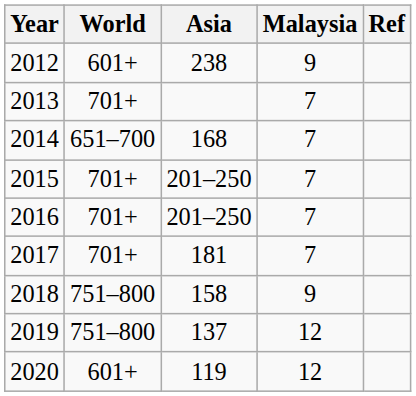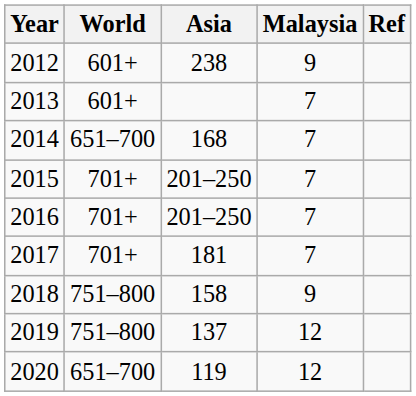(113, 101) 701+ -> (113, 101) 601+
(113, 371) 601+ -> (113, 371) 651–700
